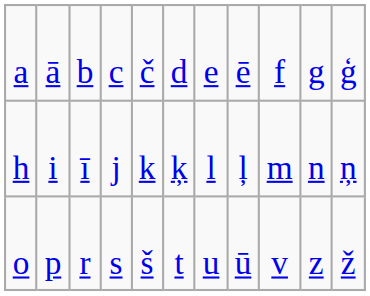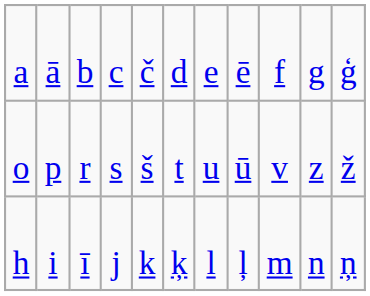rows swapped: (21, 168) <-> (21, 263)
